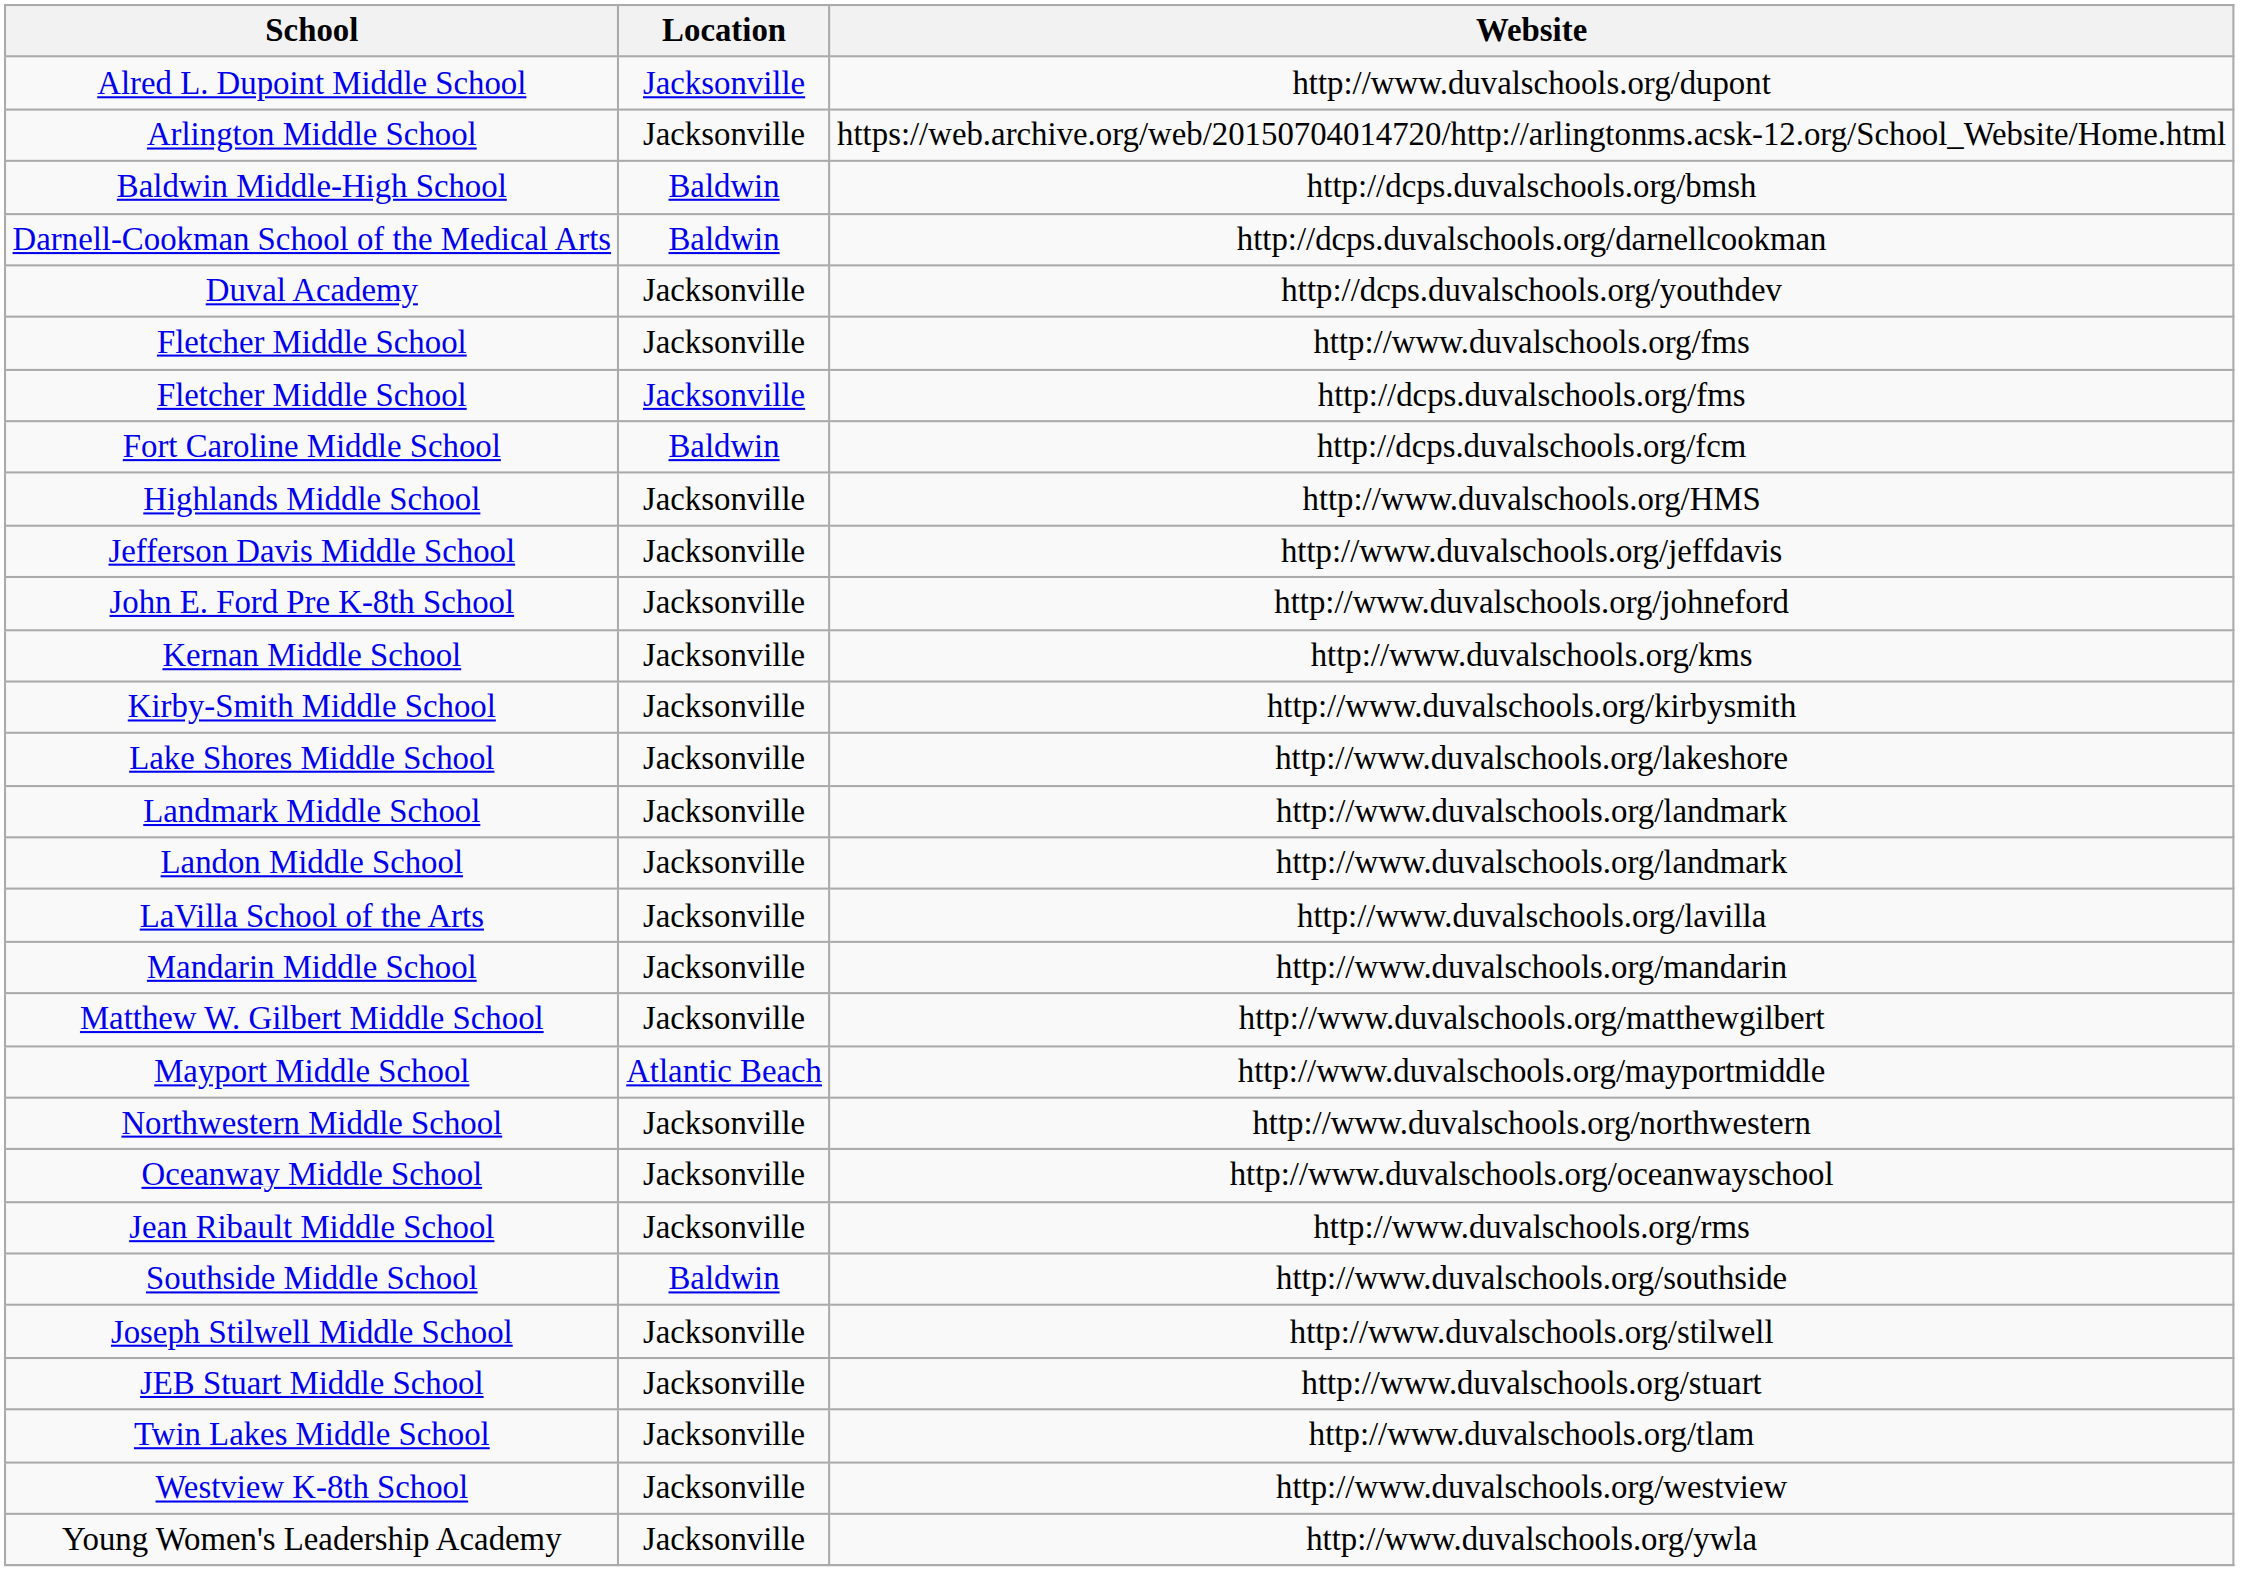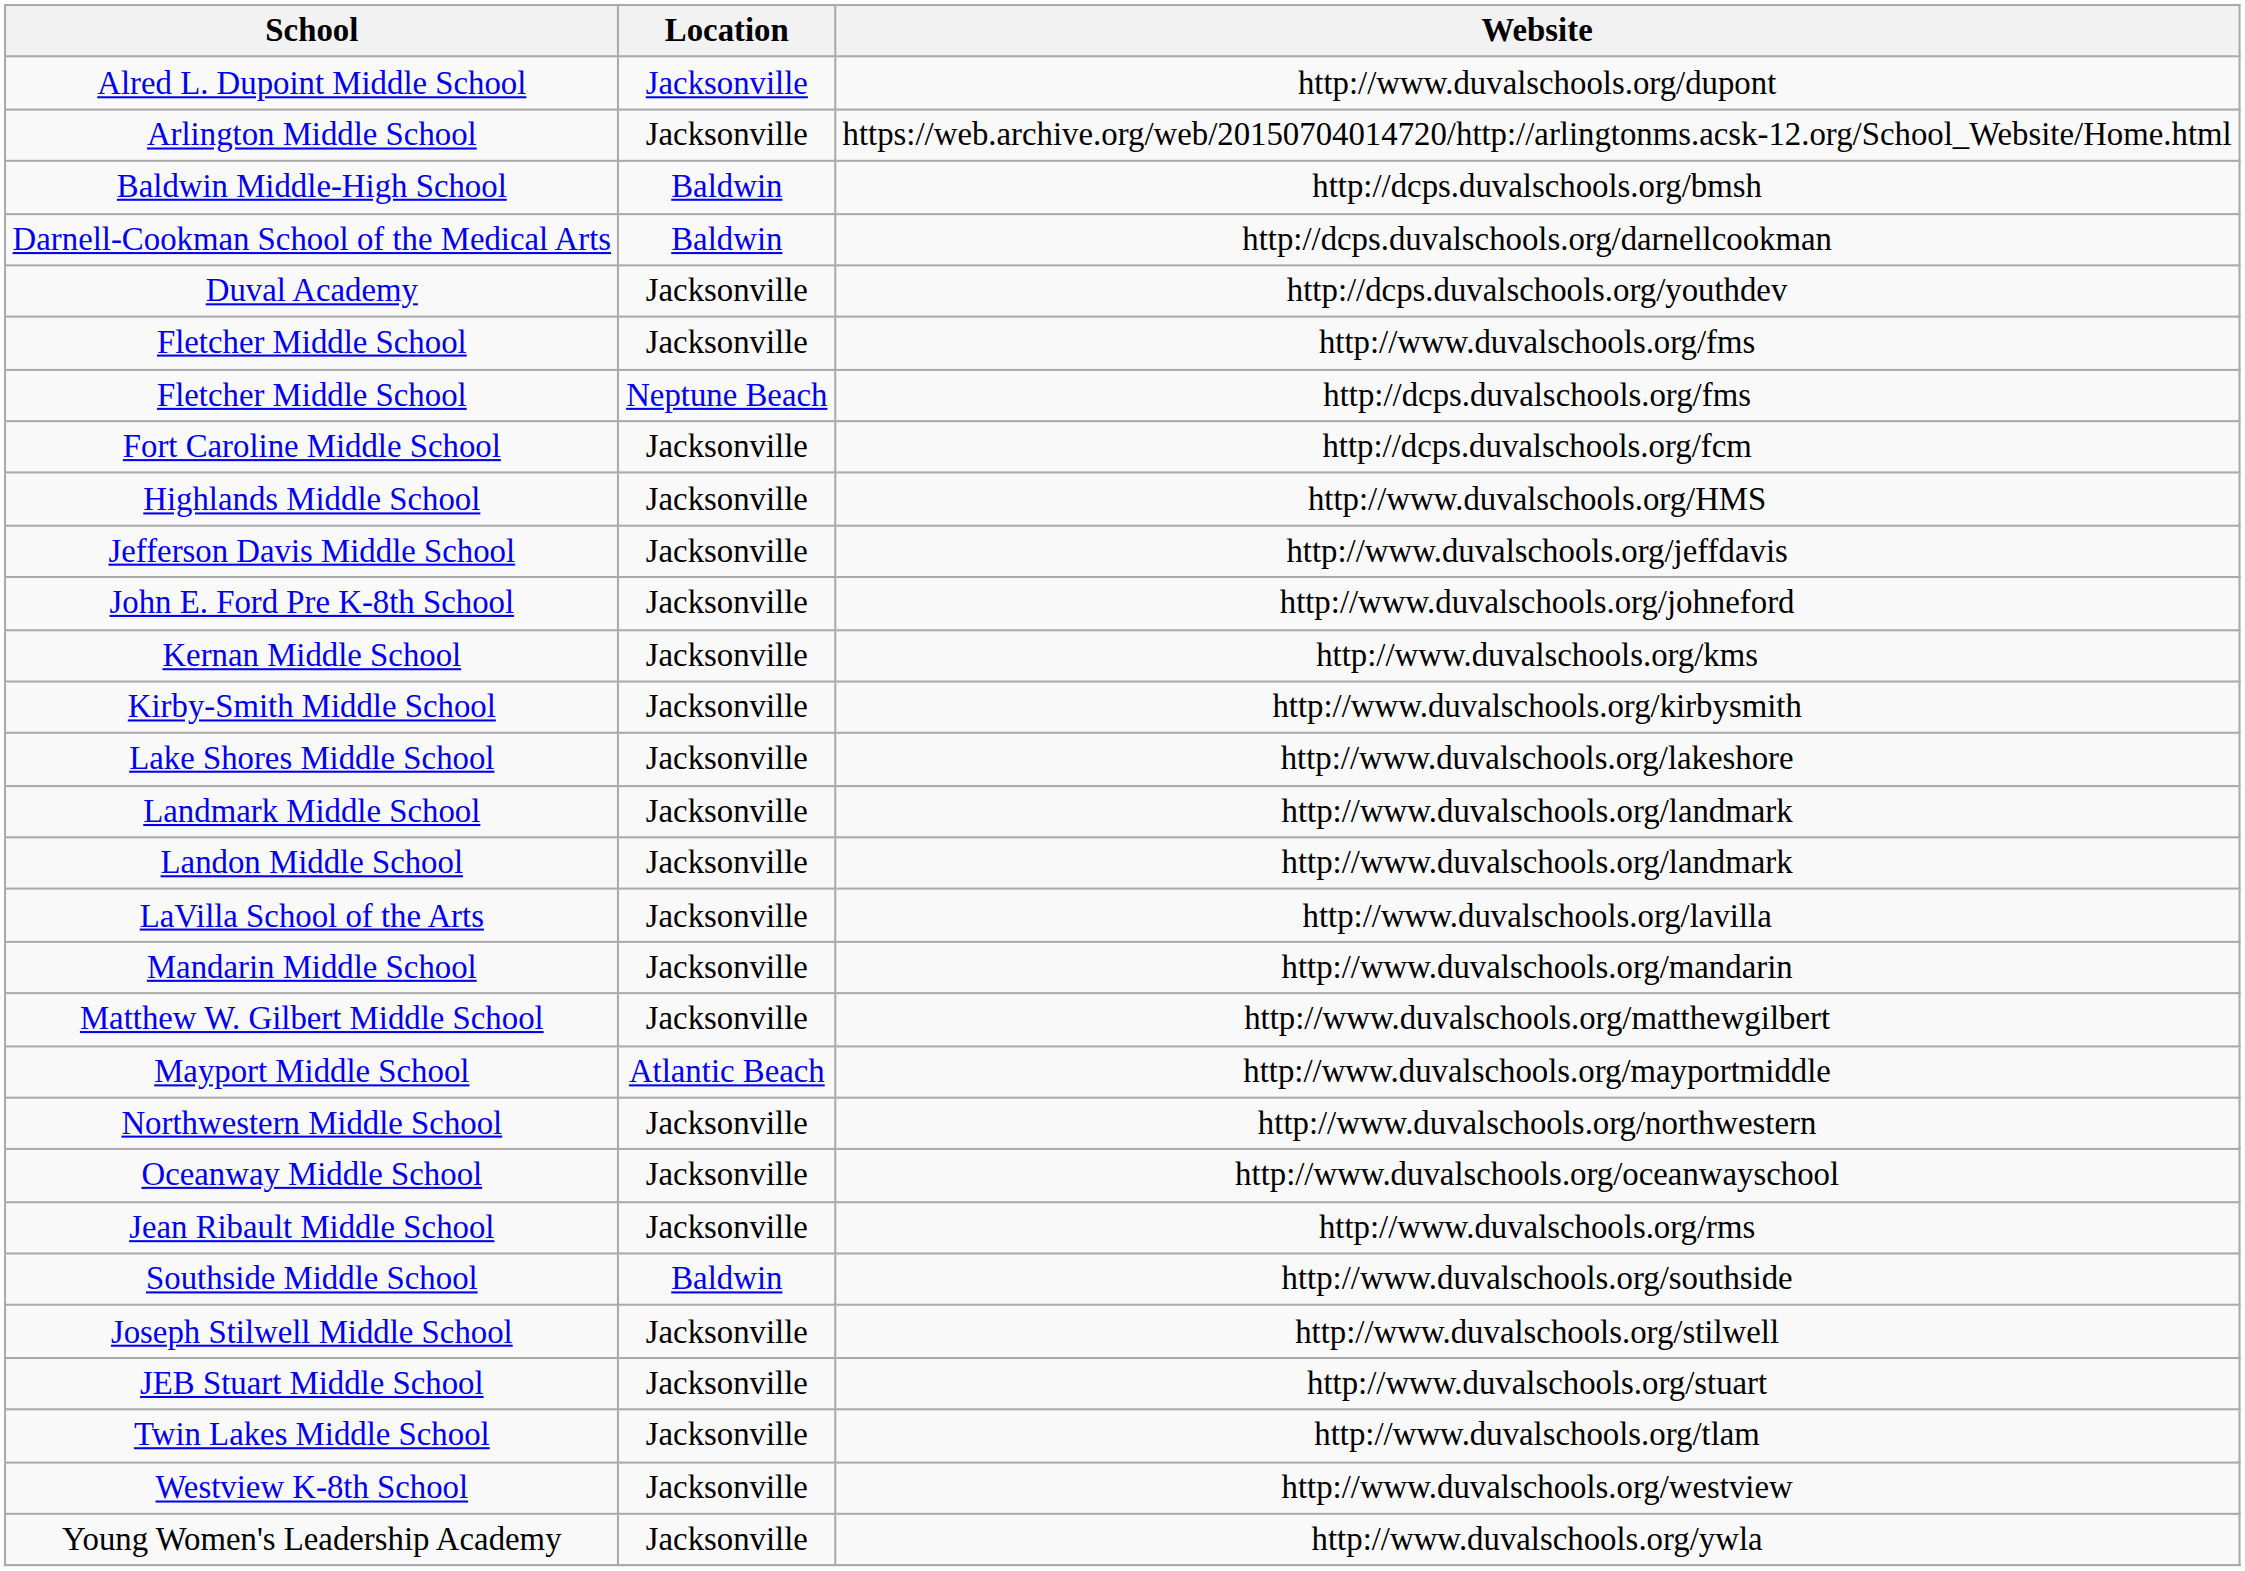(724, 394) Jacksonville -> (727, 394) Neptune Beach
(724, 446) Baldwin -> (727, 446) Jacksonville
